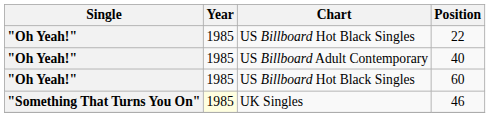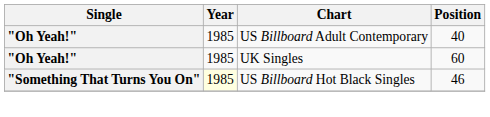- row: (458, 36)
(327, 79) US Billboard Hot Black Singles -> (272, 58) UK Singles
(272, 101) UK Singles -> (327, 79) US Billboard Hot Black Singles
